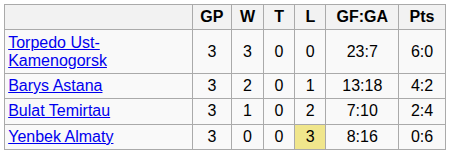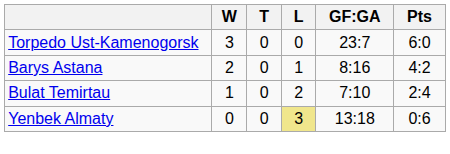- column: (212, 17)
(362, 85) 13:18 -> (355, 67) 8:16
(362, 136) 8:16 -> (355, 118) 13:18
